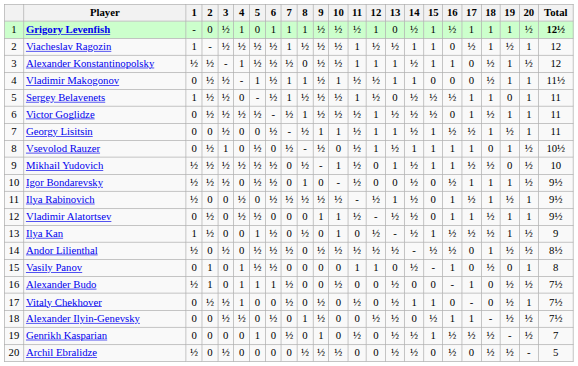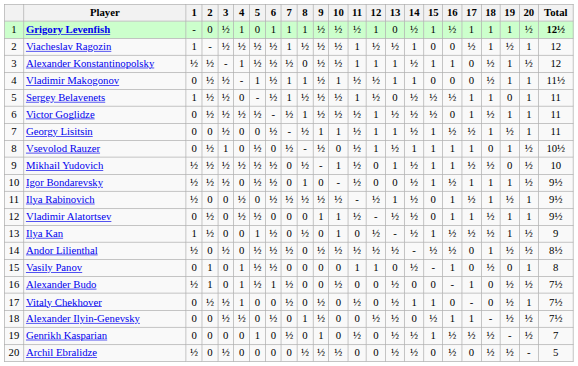(433, 47) 1 -> (433, 47) 0
(433, 183) 0 -> (433, 183) 1
(258, 285) 1 -> (258, 285) ½
